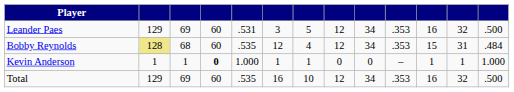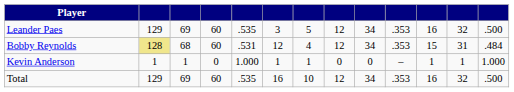(247, 29) .531 -> (247, 29) .535
(247, 45) .535 -> (247, 45) .531
(216, 62) bold -> (216, 62) normal
